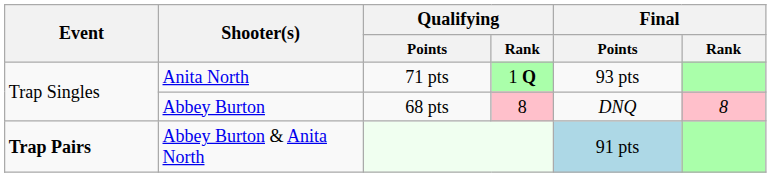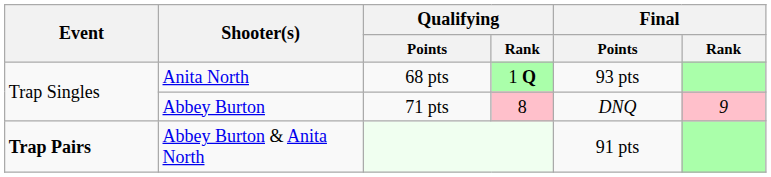(427, 77) 71 pts -> (427, 77) 68 pts
(427, 106) 68 pts -> (427, 106) 71 pts
(723, 106) 8 -> (723, 106) 9
(618, 147) lightblue background -> (618, 147) no background
